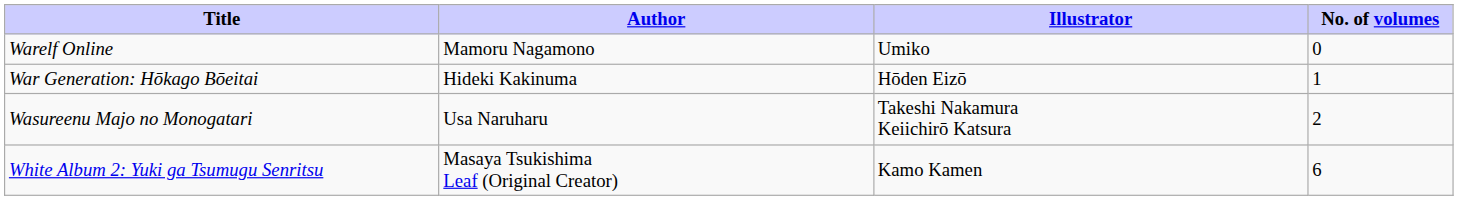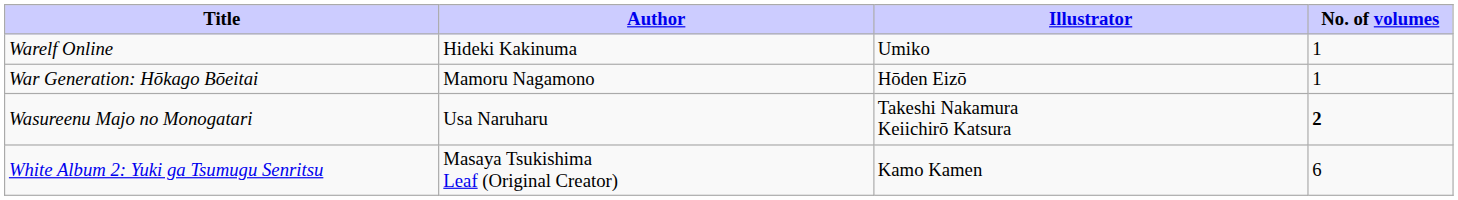(519, 49) Mamoru Nagamono -> (510, 49) Hideki Kakinuma
(1317, 49) 0 -> (1317, 49) 1
(510, 78) Hideki Kakinuma -> (519, 78) Mamoru Nagamono
(1317, 118) normal -> (1317, 118) bold
